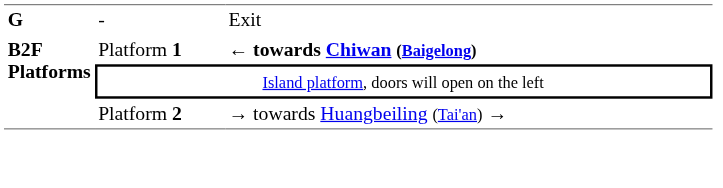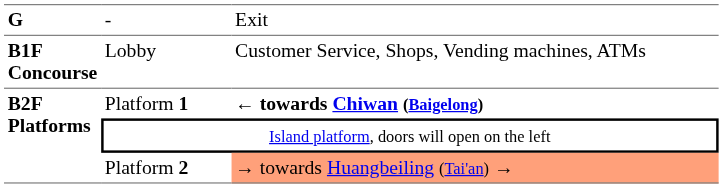+ row: (130, 50)
(368, 113) no background -> (374, 167) lightsalmon background
